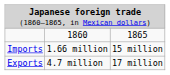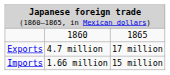rows swapped: (25, 63) <-> (25, 49)
